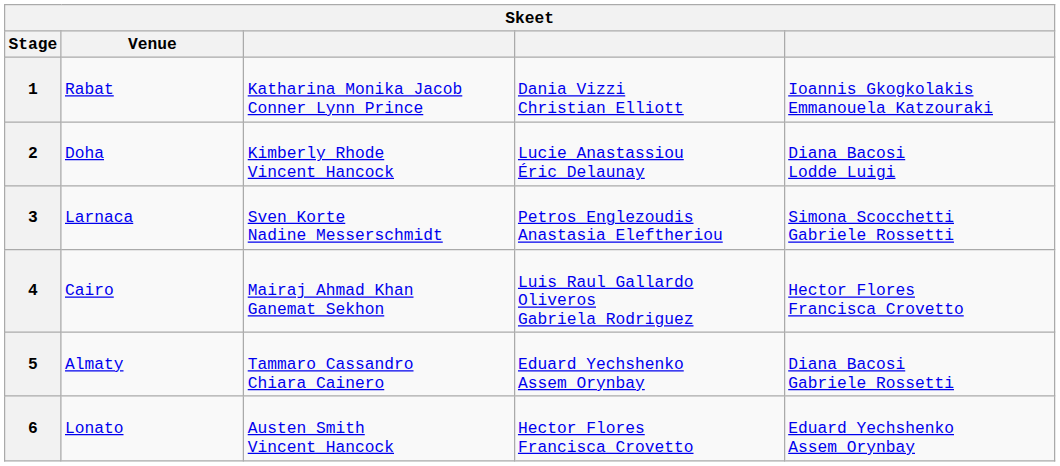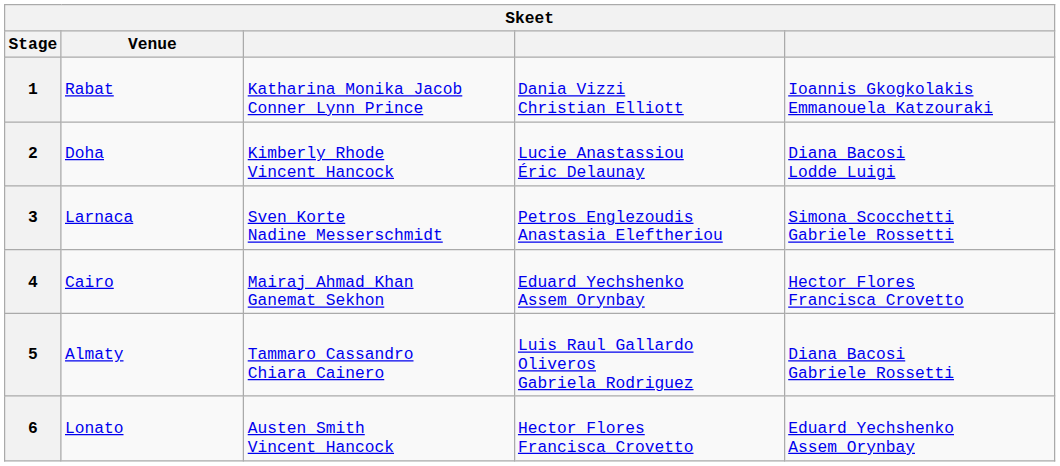(606, 300) Luis Raul Gallardo Oliveros Gabriela Rodriguez -> (601, 291) Eduard Yechshenko Assem Orynbay
(601, 374) Eduard Yechshenko Assem Orynbay -> (606, 364) Luis Raul Gallardo Oliveros Gabriela Rodriguez
